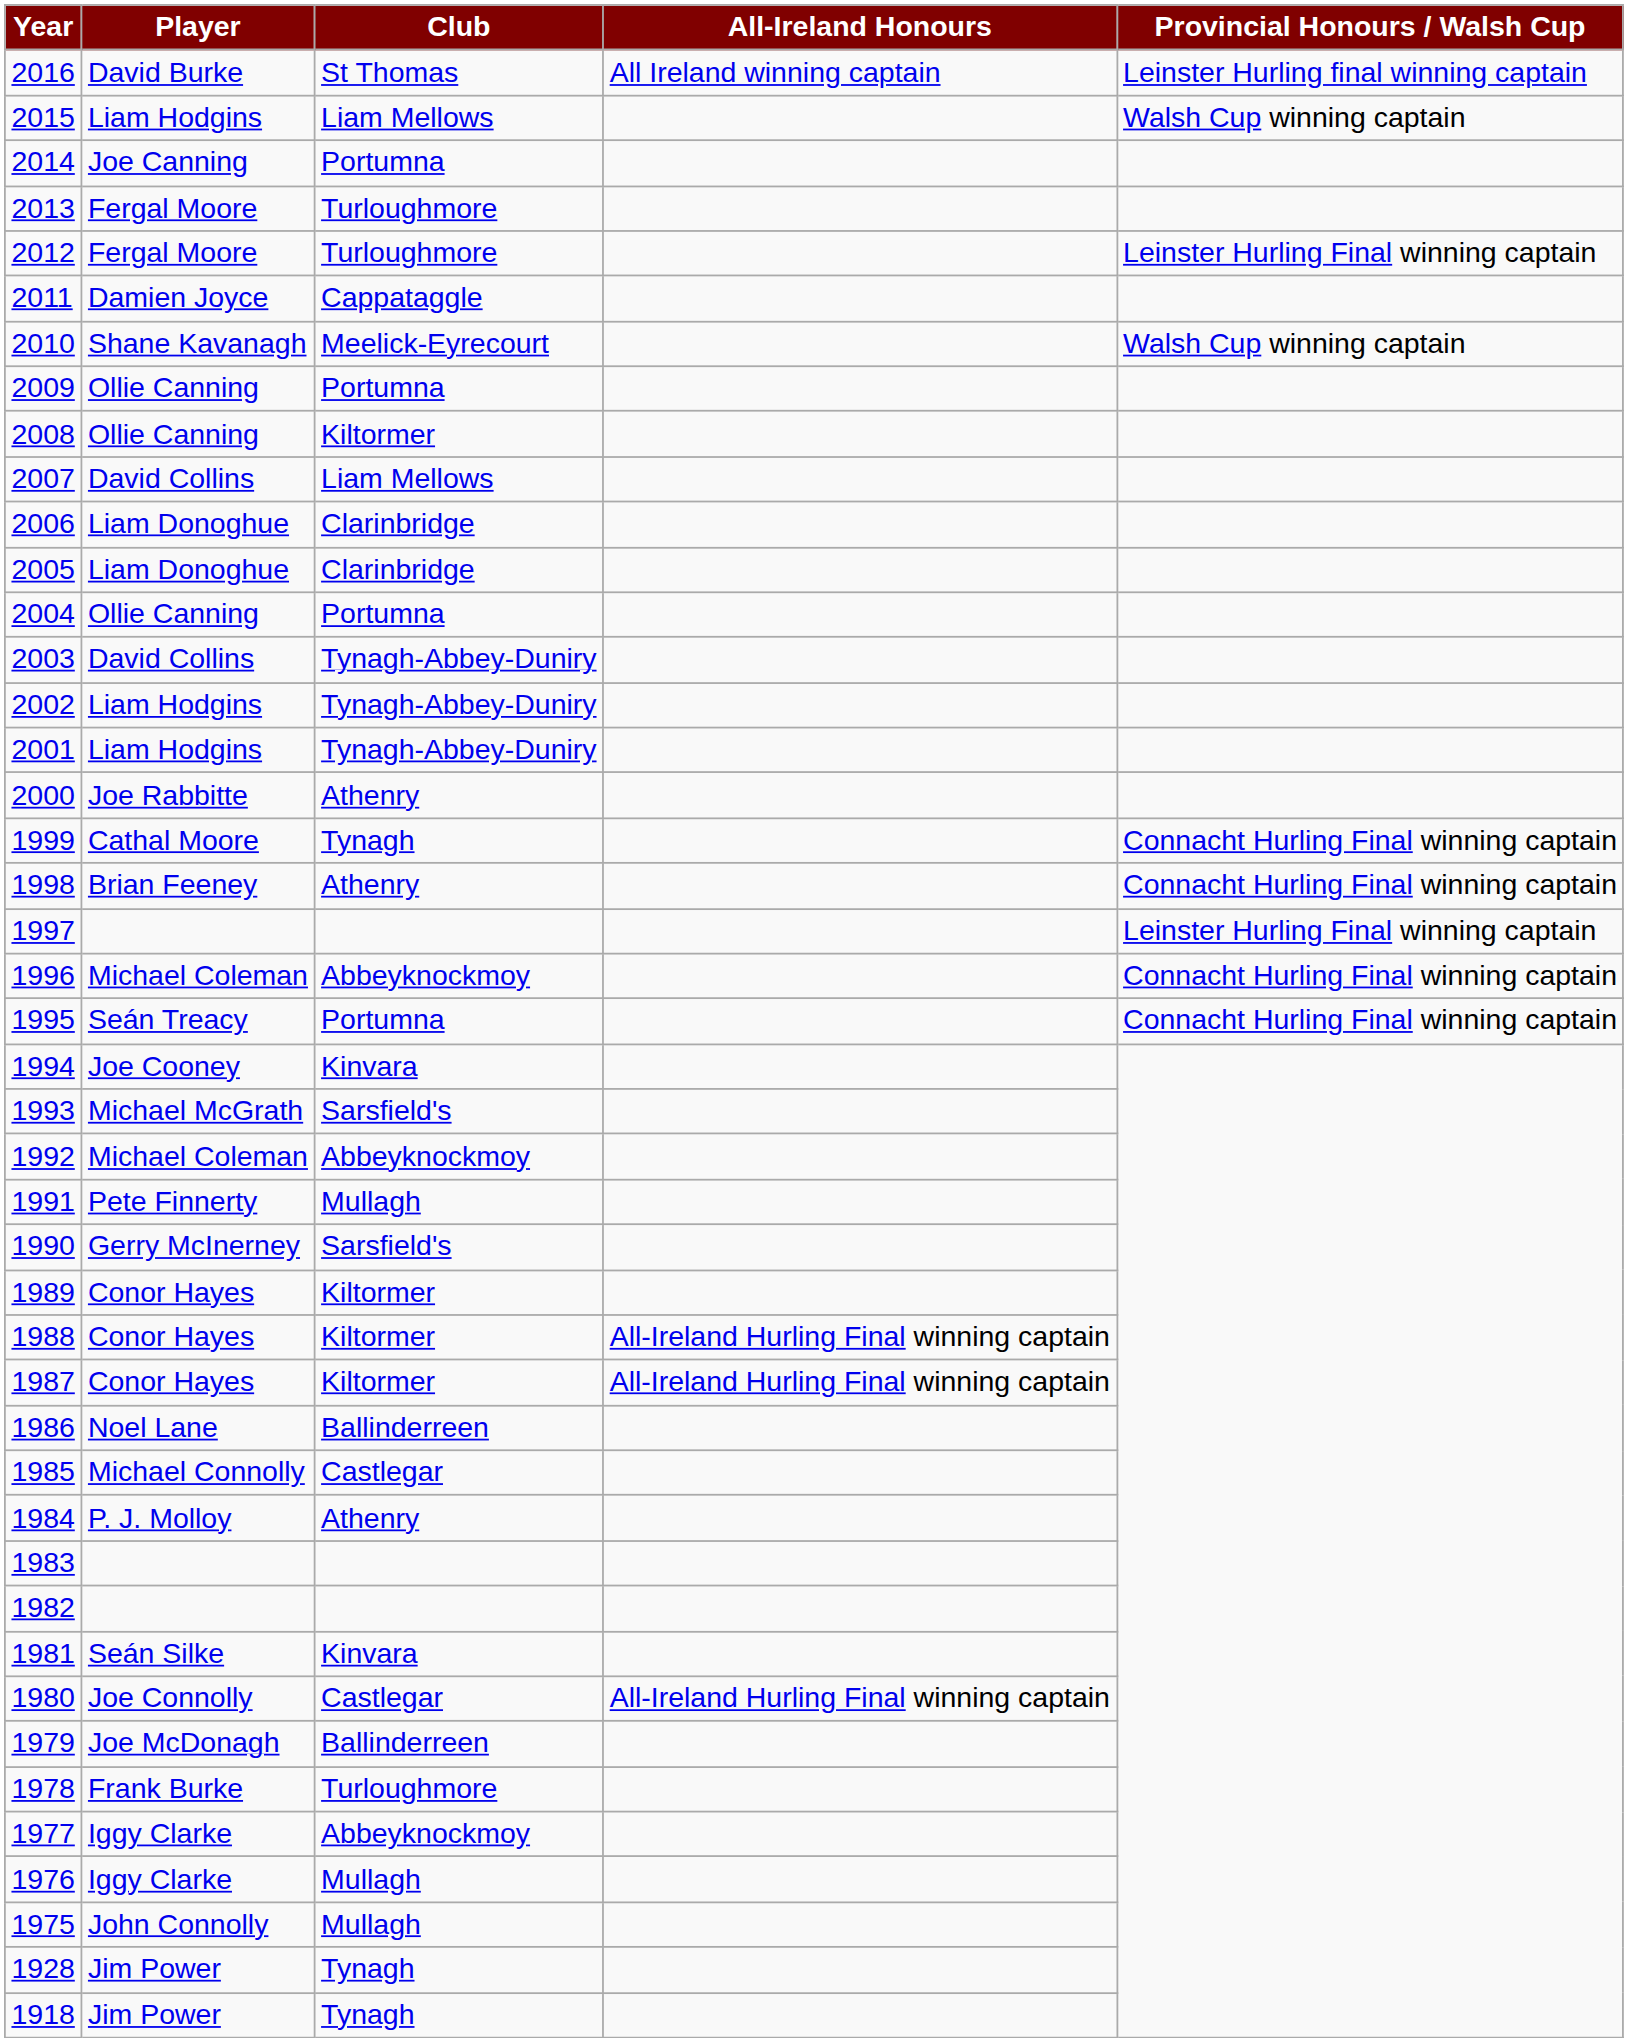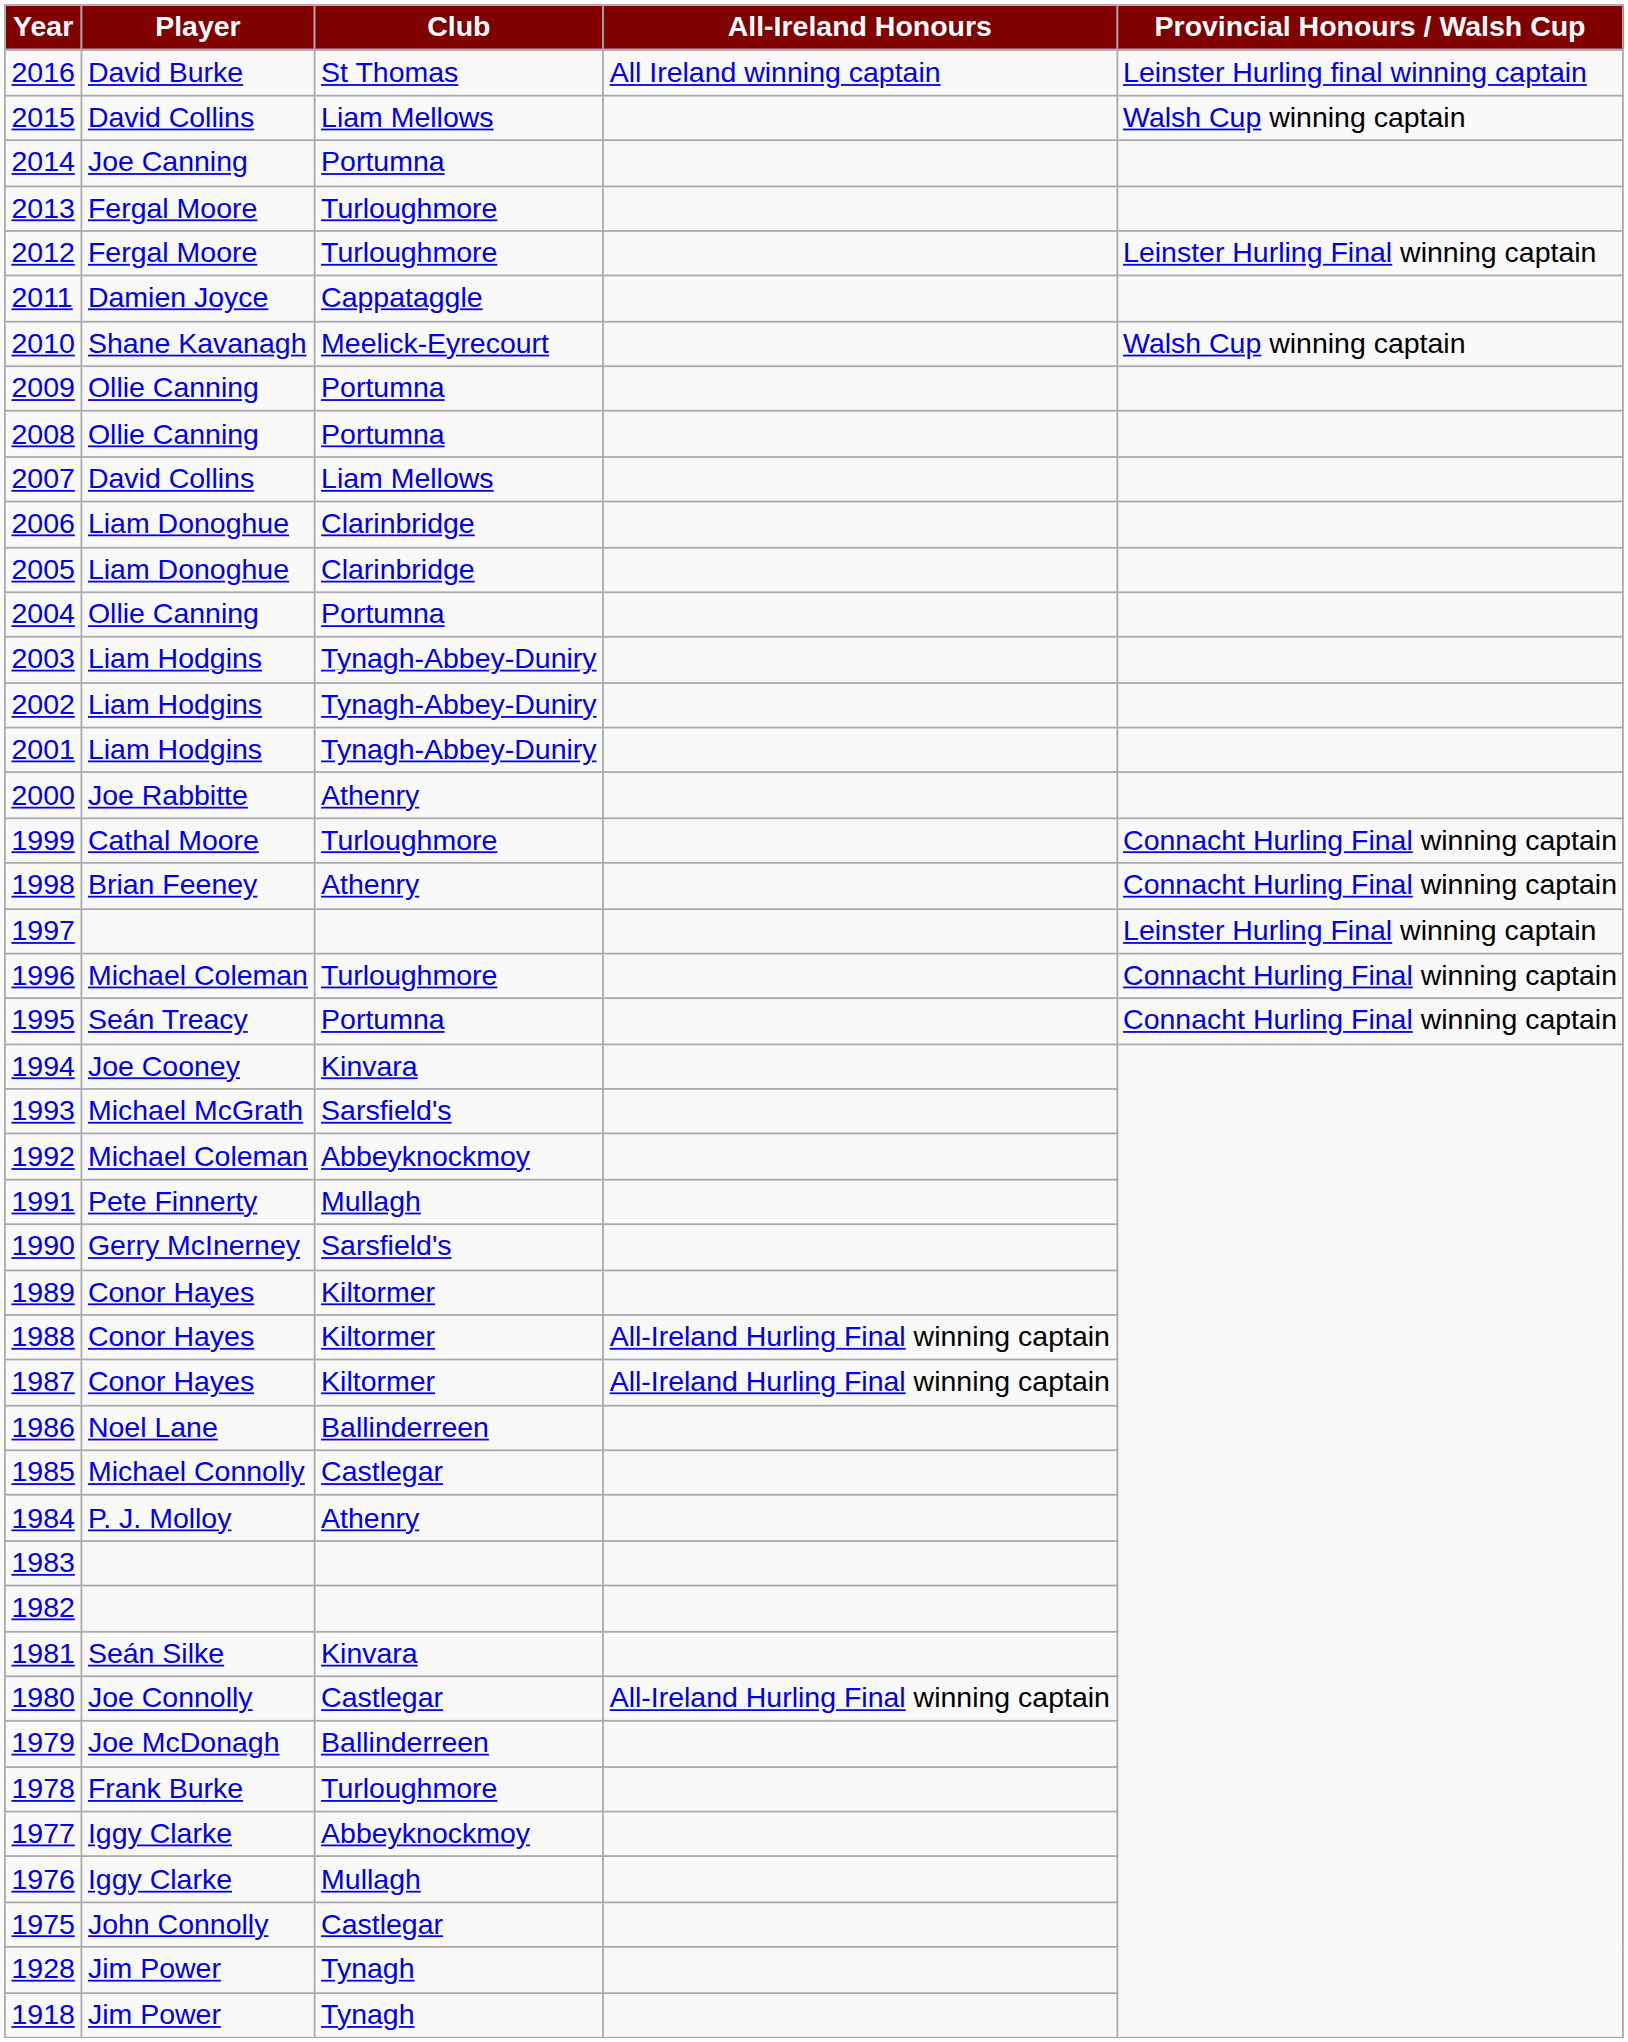(175, 117) Liam Hodgins -> (171, 117) David Collins
(378, 433) Kiltormer -> (383, 433) Portumna
(171, 659) David Collins -> (175, 659) Liam Hodgins
(368, 840) Tynagh -> (409, 840) Turloughmore
(426, 975) Abbeyknockmoy -> (409, 975) Turloughmore
(371, 1924) Mullagh -> (382, 1924) Castlegar
